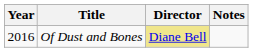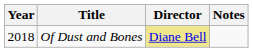(21, 36) 2016 -> (21, 36) 2018
